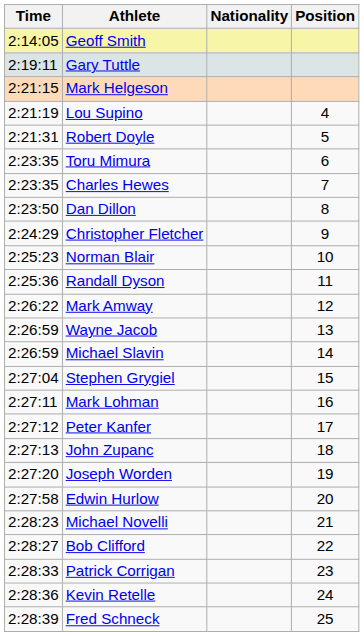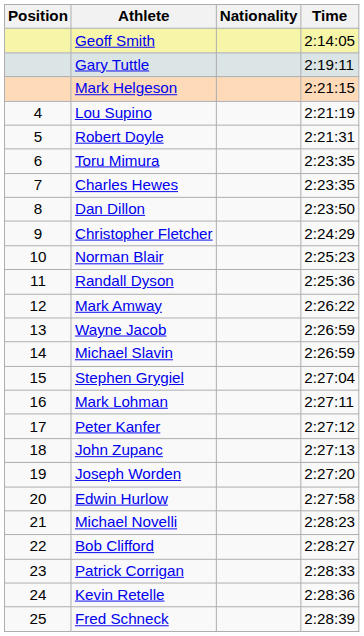columns swapped: (325, 16) <-> (33, 16)
